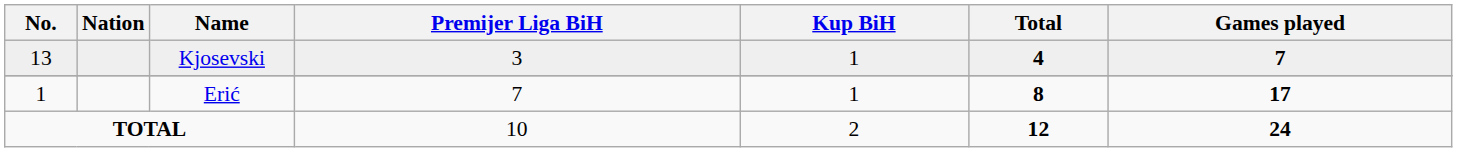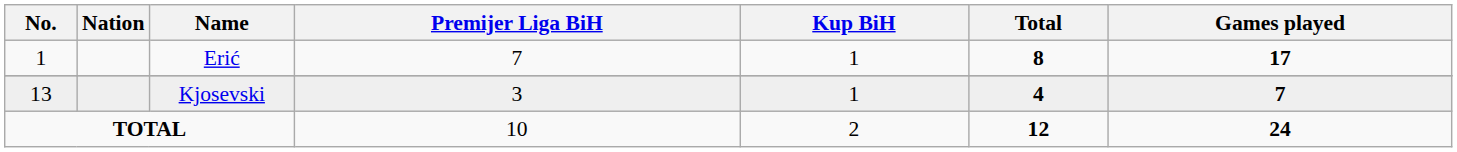rows swapped: (222, 93) <-> (222, 58)
